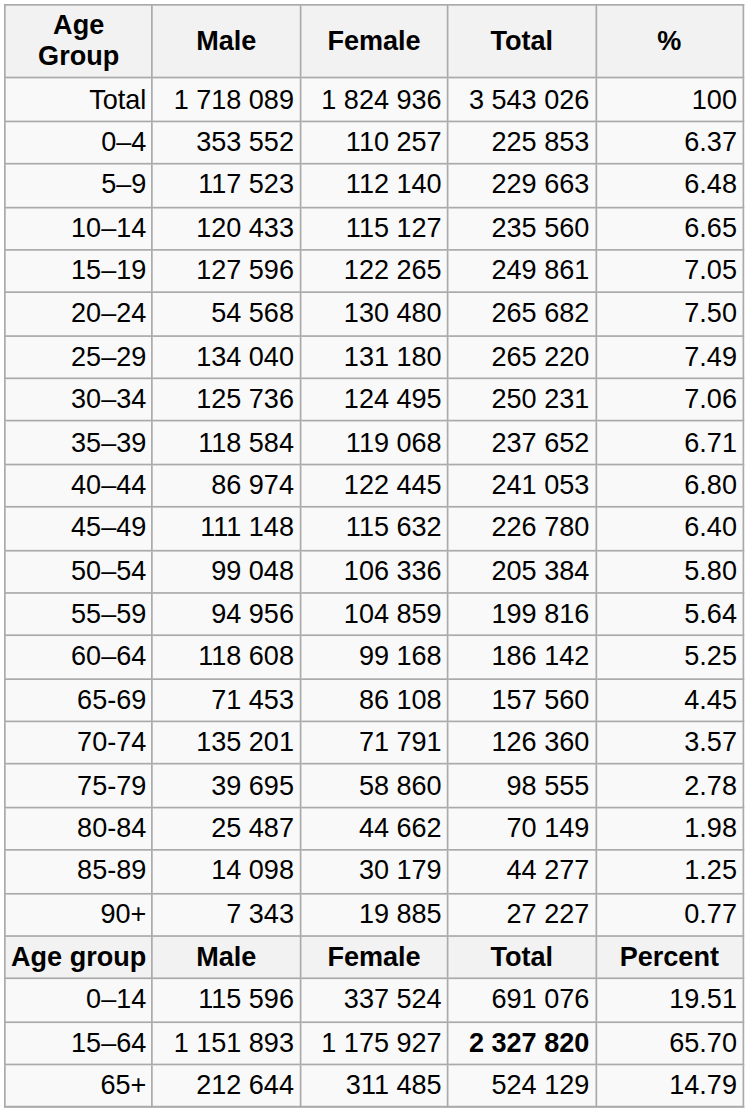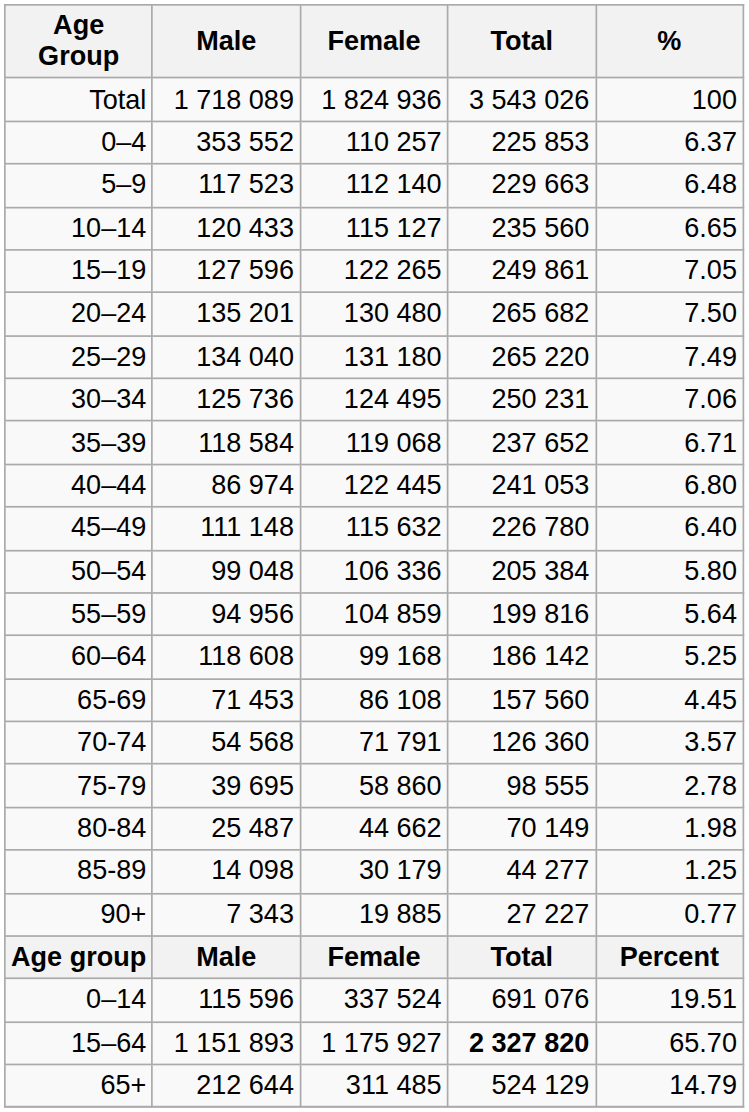(253, 313) 54 568 -> (245, 313) 135 201
(245, 742) 135 201 -> (253, 742) 54 568
